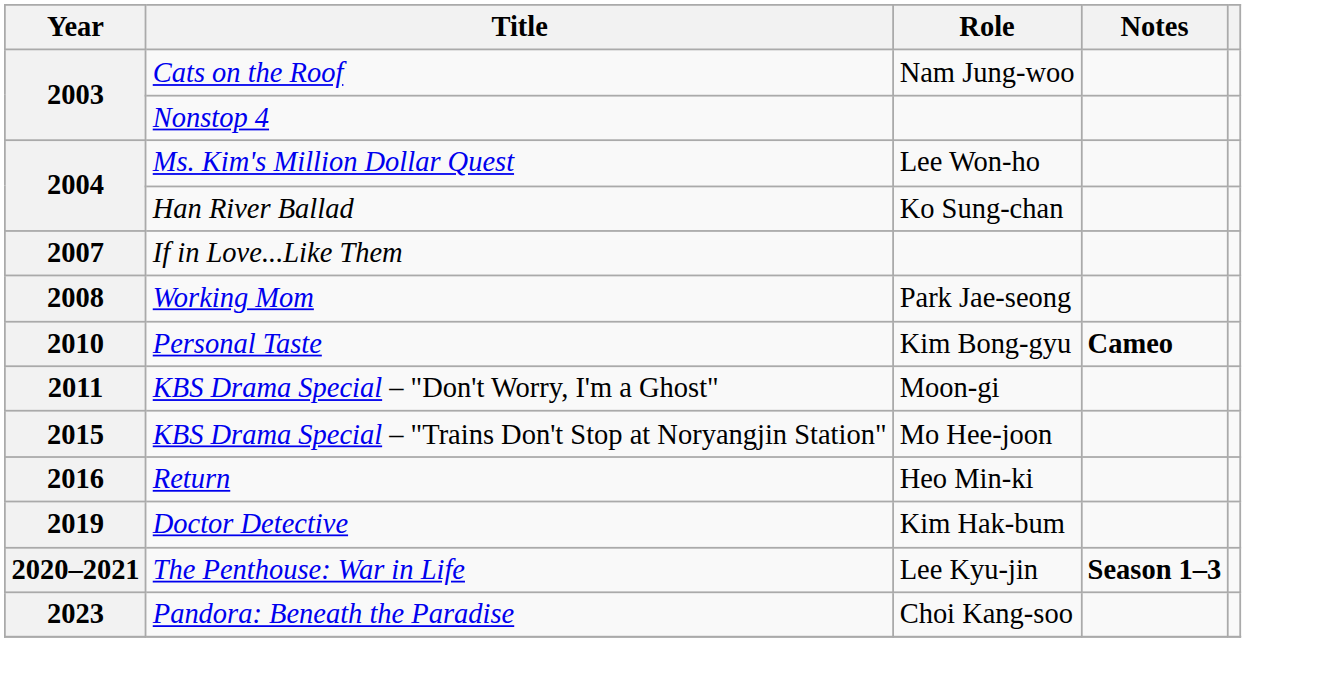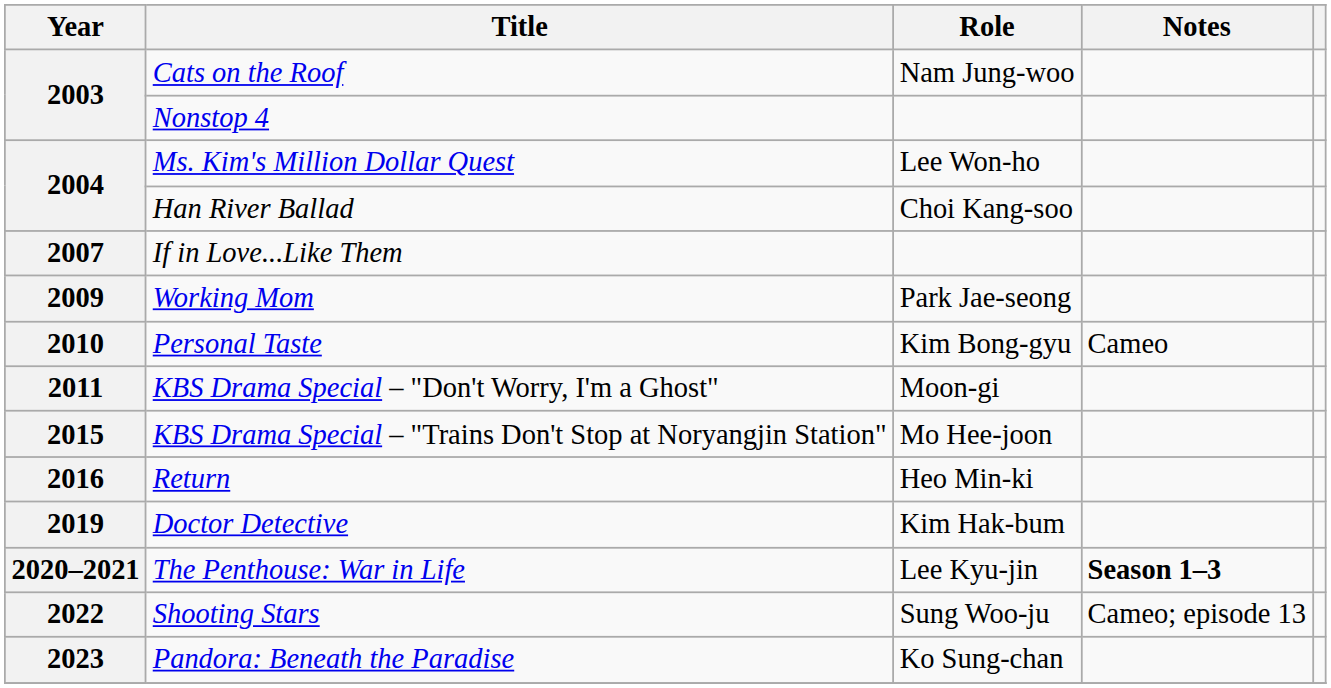(982, 207) Ko Sung-chan -> (986, 207) Choi Kang-soo
(76, 298) 2008 -> (76, 298) 2009
(1130, 343) bold -> (1128, 343) normal
+ row: (236, 614)
(986, 614) Choi Kang-soo -> (982, 659) Ko Sung-chan
